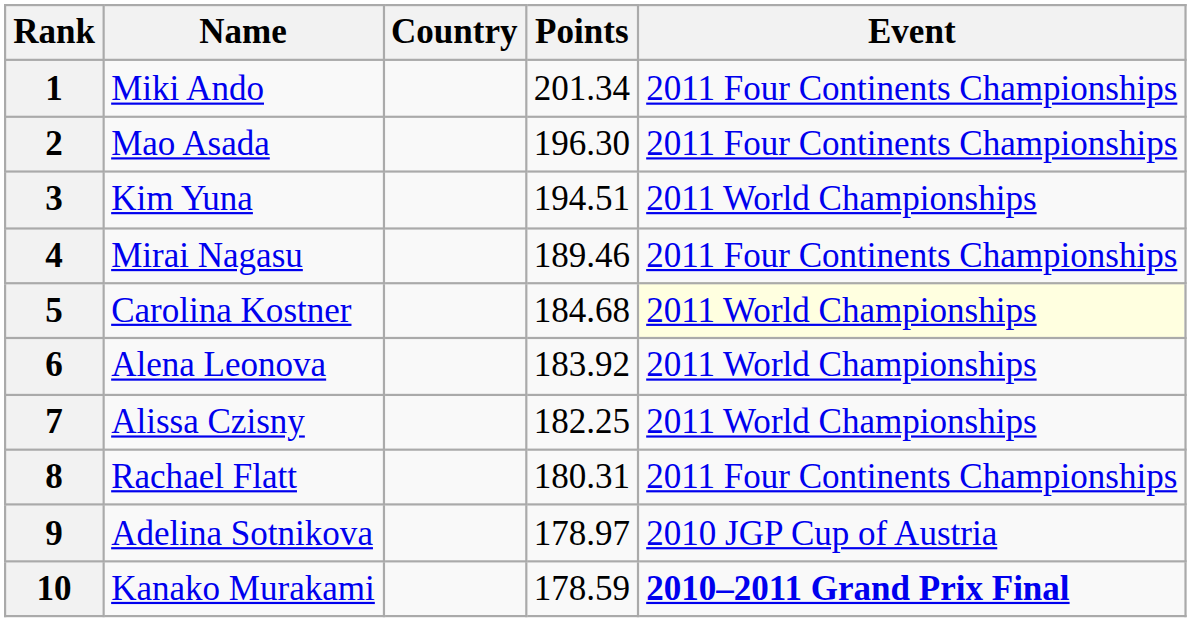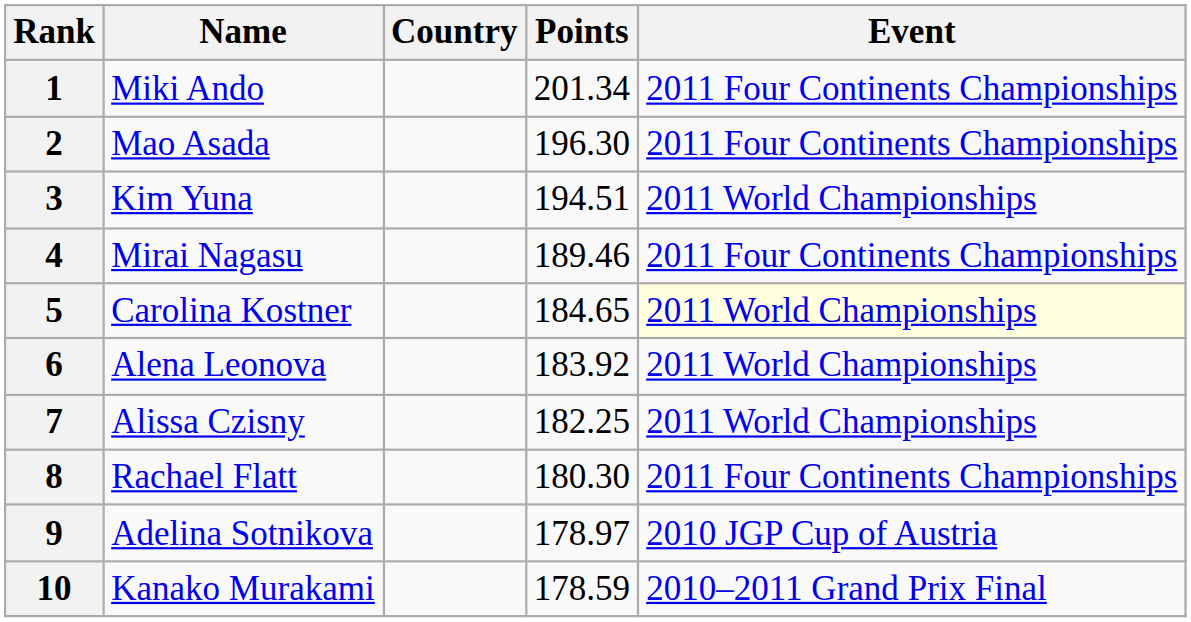(582, 310) 184.68 -> (582, 310) 184.65
(582, 476) 180.31 -> (582, 476) 180.30
(858, 587) bold -> (847, 587) normal
